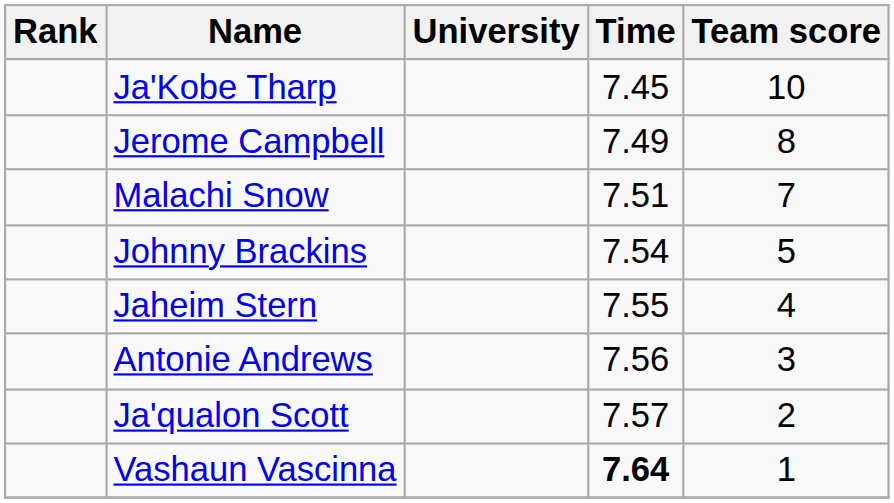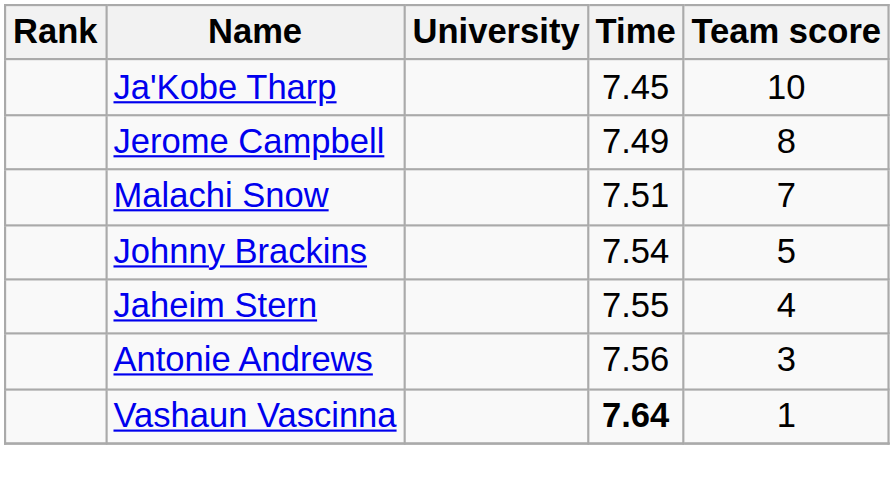- row: (231, 415)
